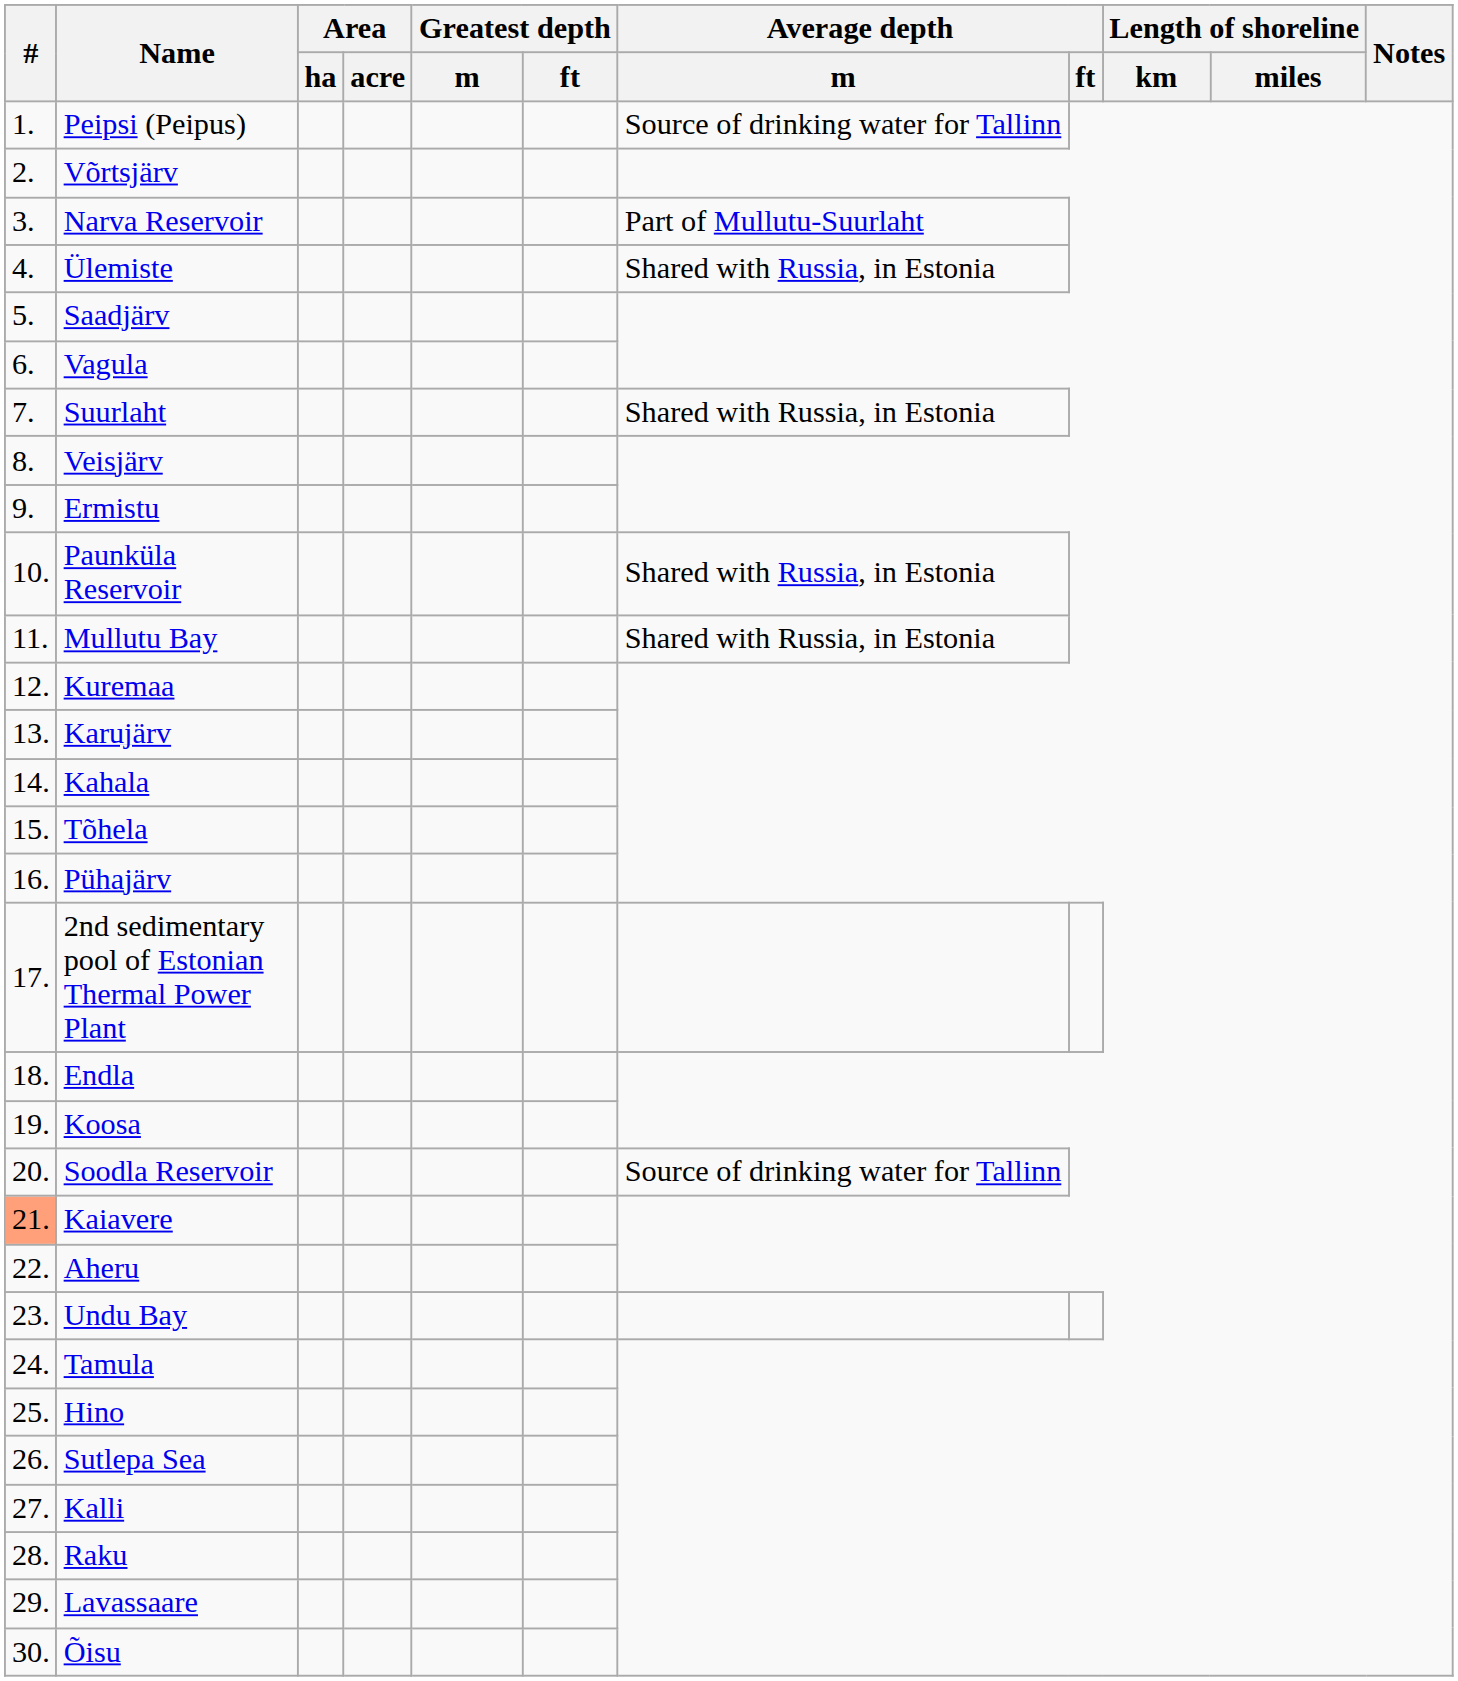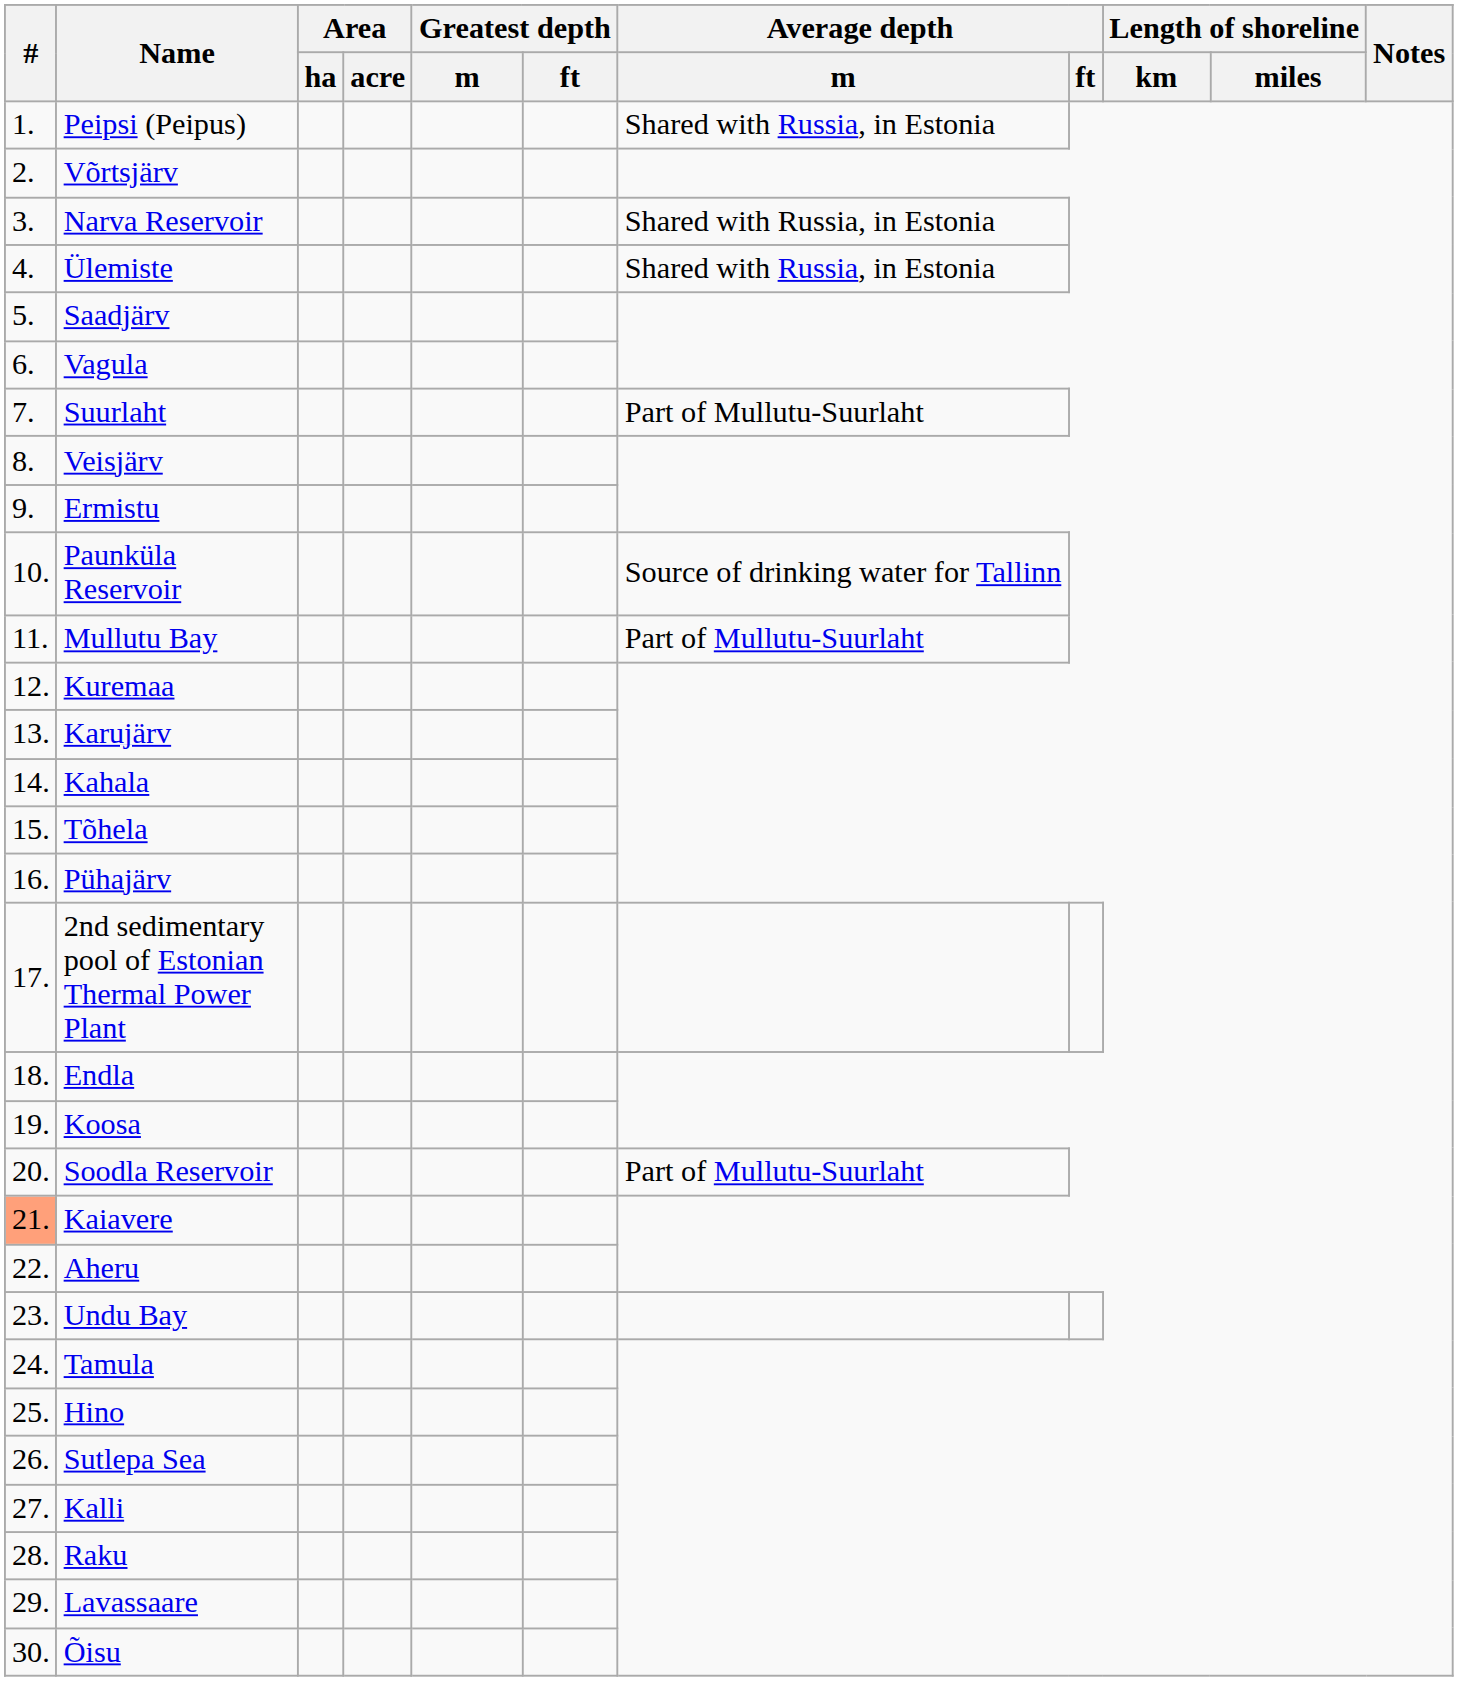(843, 124) Source of drinking water for Tallinn -> (810, 124) Shared with Russia, in Estonia
(774, 220) Part of Mullutu-Suurlaht -> (810, 220) Shared with Russia, in Estonia
(810, 412) Shared with Russia, in Estonia -> (774, 412) Part of Mullutu-Suurlaht
(810, 573) Shared with Russia, in Estonia -> (843, 573) Source of drinking water for Tallinn
(810, 638) Shared with Russia, in Estonia -> (774, 638) Part of Mullutu-Suurlaht
(843, 1171) Source of drinking water for Tallinn -> (774, 1171) Part of Mullutu-Suurlaht
